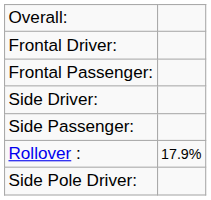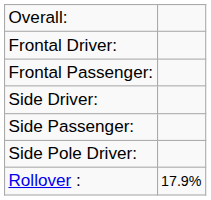rows swapped: (73, 180) <-> (45, 153)
